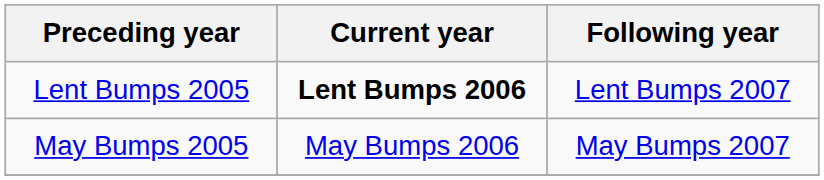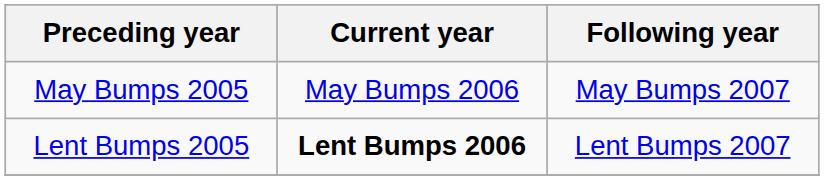rows swapped: (141, 89) <-> (141, 146)
